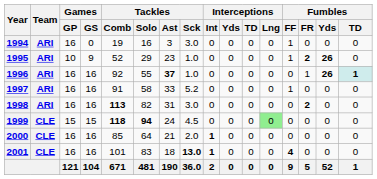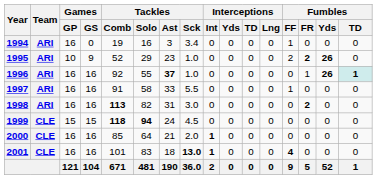(192, 43) 3.0 -> (192, 43) 3.4
(290, 58) 1 -> (290, 58) 2
(192, 89) 5.2 -> (192, 89) 5.5
(271, 120) lightgreen background -> (271, 120) no background
